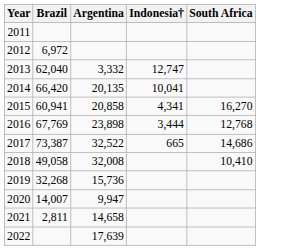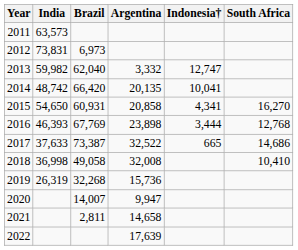+ column: (52, 13)
(55, 50) 6,972 -> (92, 50) 6,973
(52, 106) 60,941 -> (89, 106) 60,931
